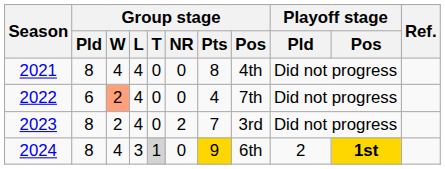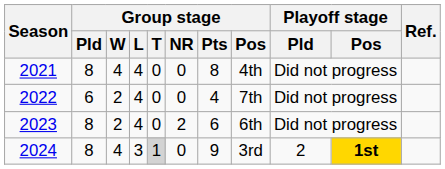(118, 97) lightsalmon background -> (118, 97) no background
(215, 124) 7 -> (215, 124) 6
(251, 124) 3rd -> (251, 124) 6th
(215, 151) gold background -> (215, 151) no background
(251, 151) 6th -> (251, 151) 3rd
